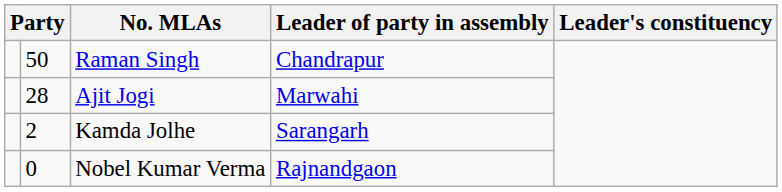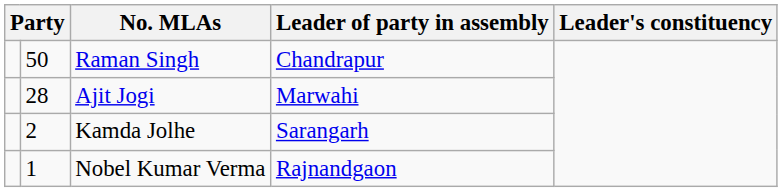(31, 167) 0 -> (31, 167) 1
